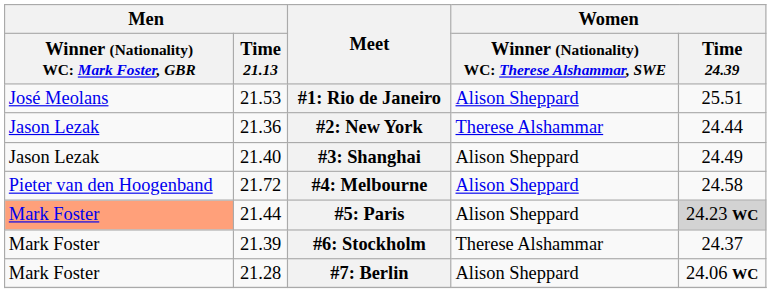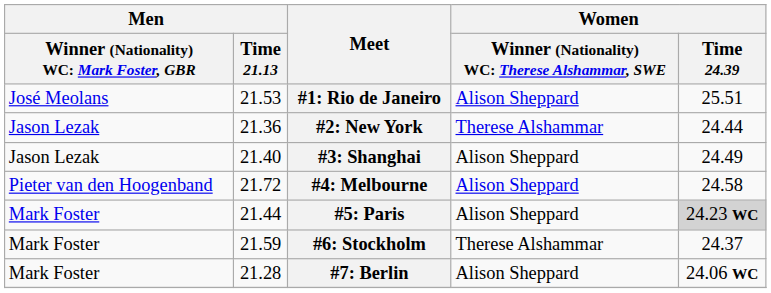(54, 214) lightsalmon background -> (54, 214) no background
(261, 244) 21.39 -> (261, 244) 21.59
